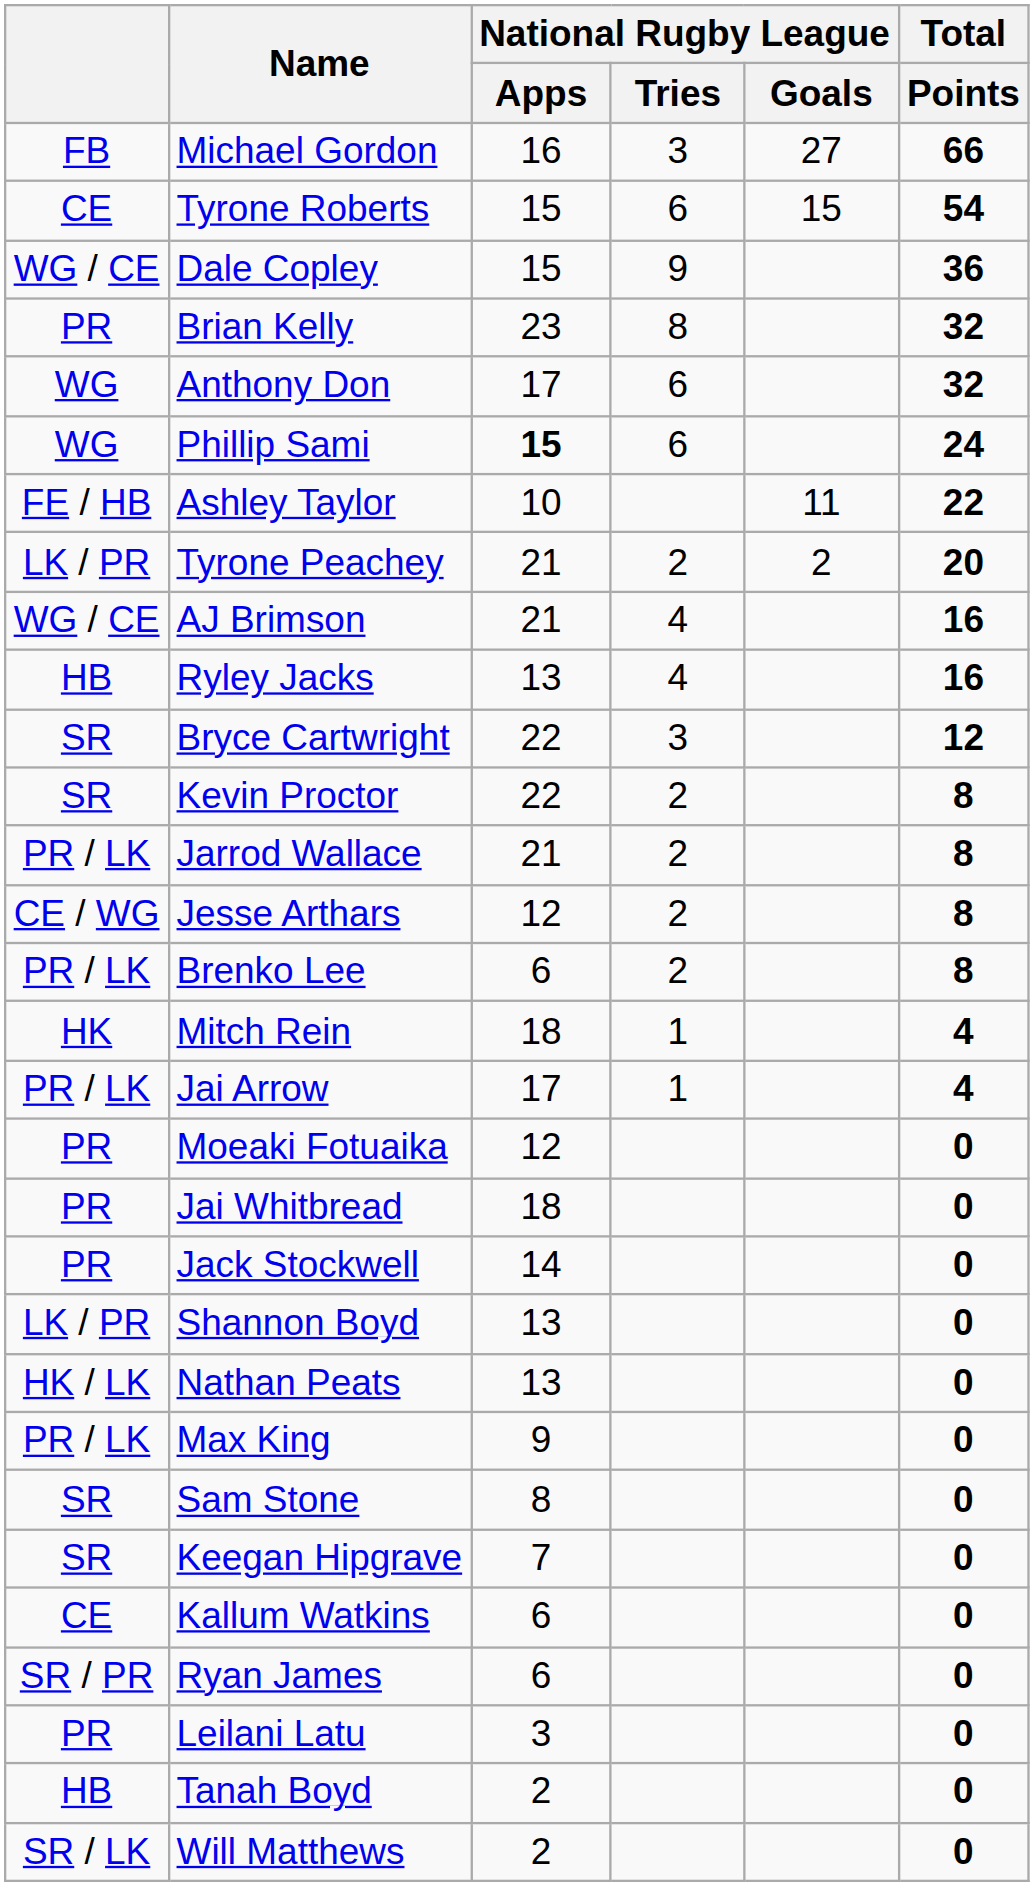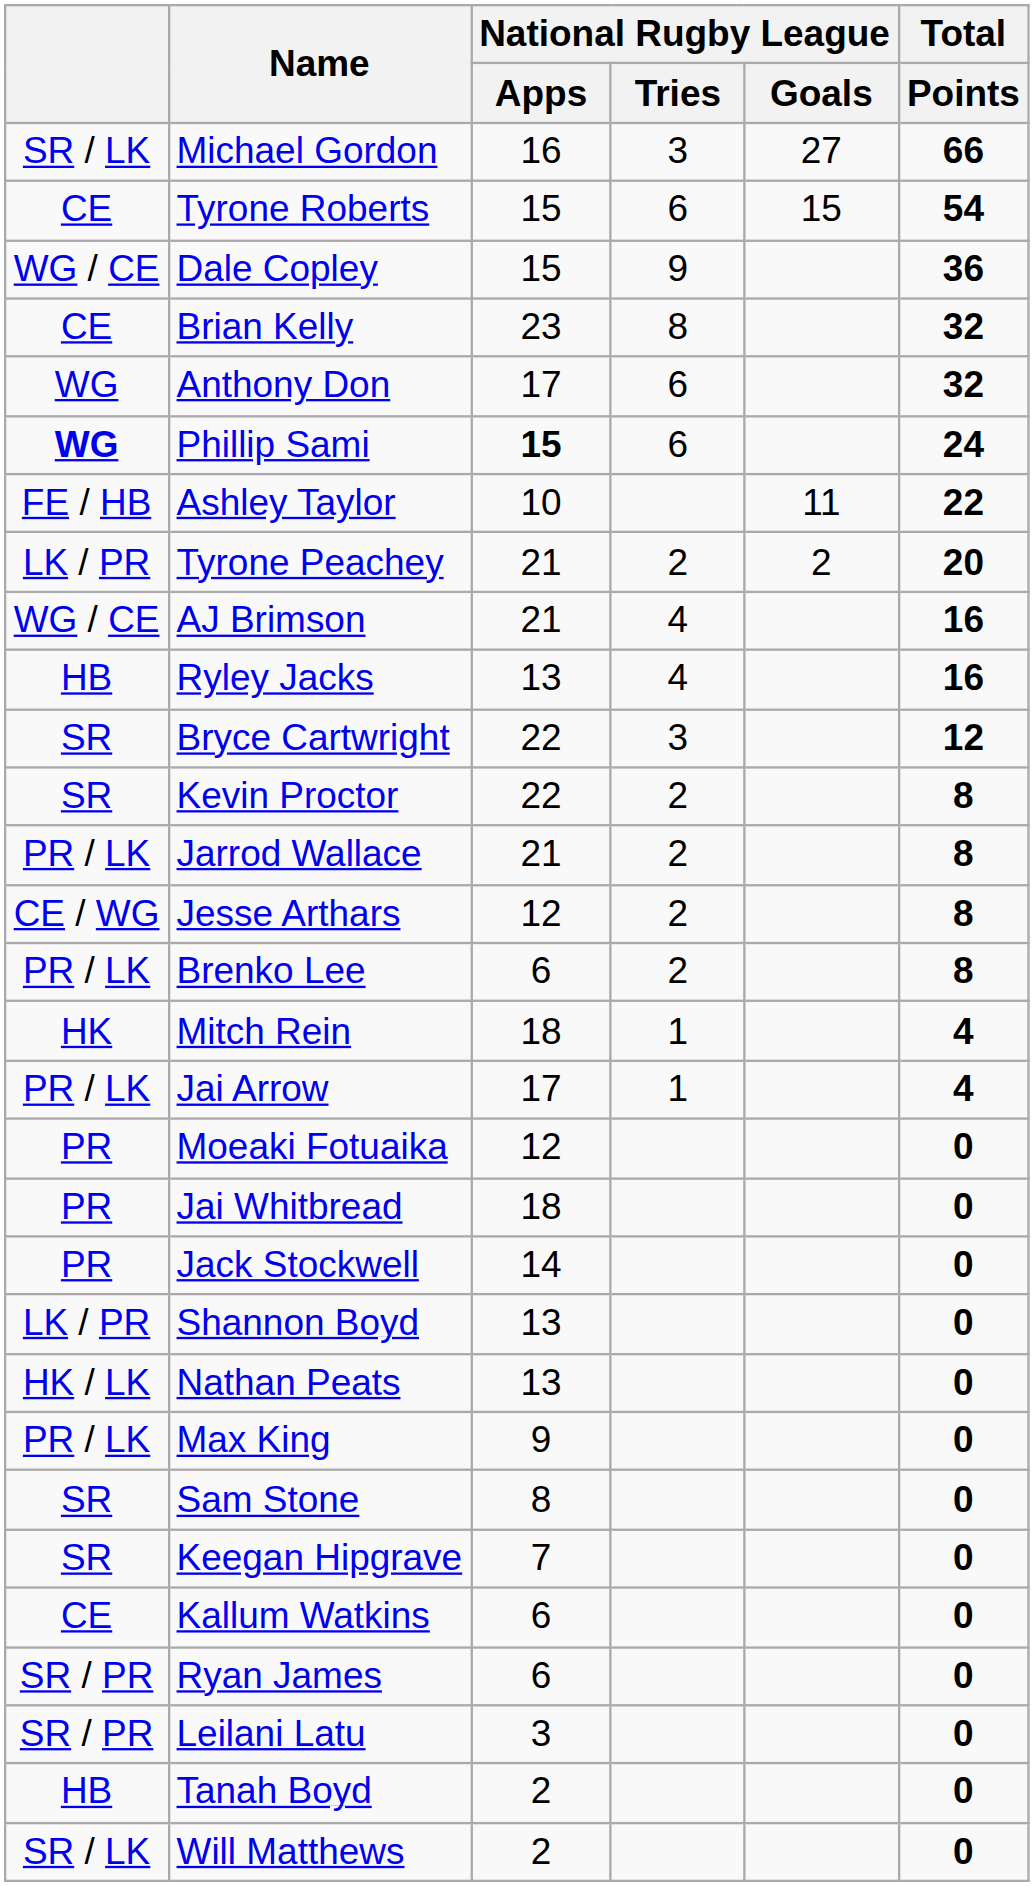(87, 151) FB -> (87, 151) SR / LK
(87, 326) PR -> (87, 326) CE
(87, 444) normal -> (87, 444) bold
(87, 1733) PR -> (87, 1733) SR / PR
